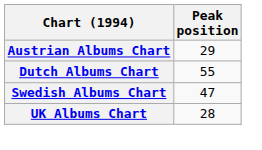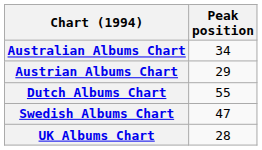+ row: (97, 51)
